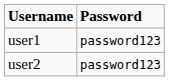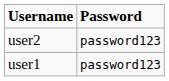rows swapped: (24, 40) <-> (24, 64)
